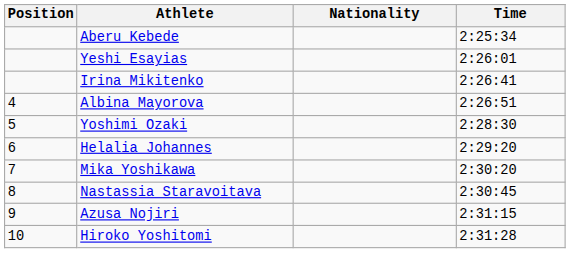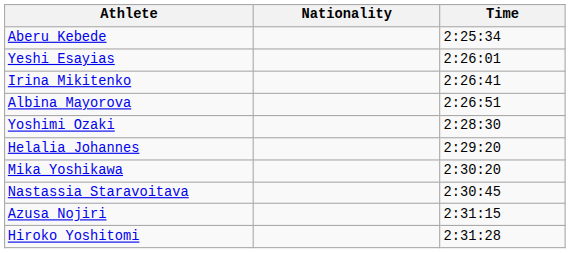- column: (41, 16)
